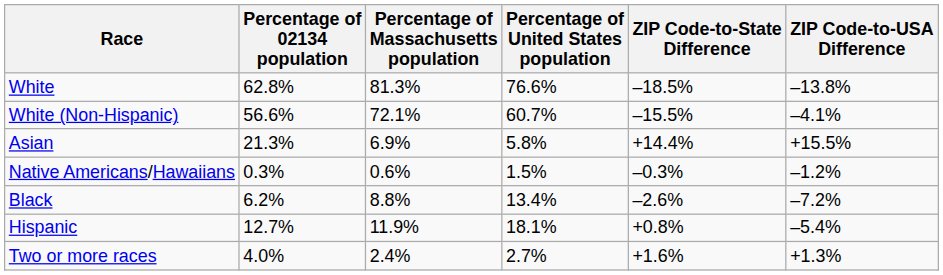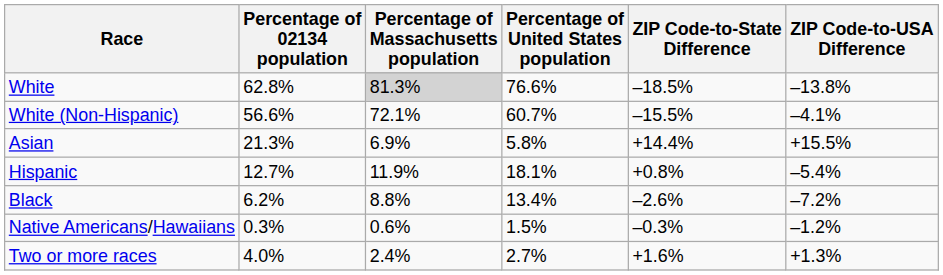(395, 87) no background -> (395, 87) lightgrey background
rows swapped: (43, 228) <-> (122, 172)
